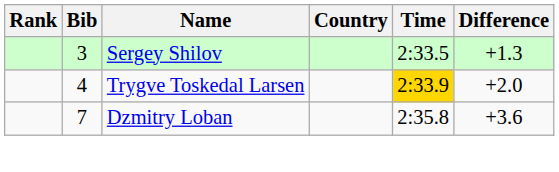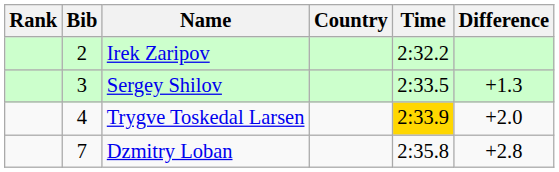+ row: (158, 53)
(504, 118) +3.6 -> (504, 150) +2.8
